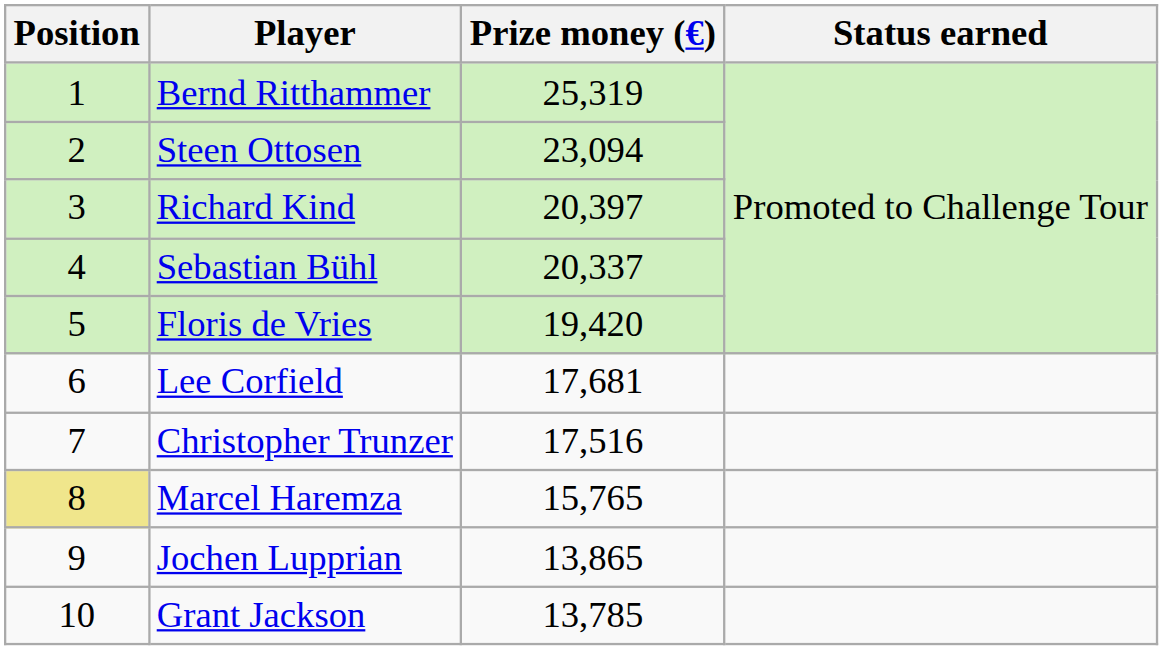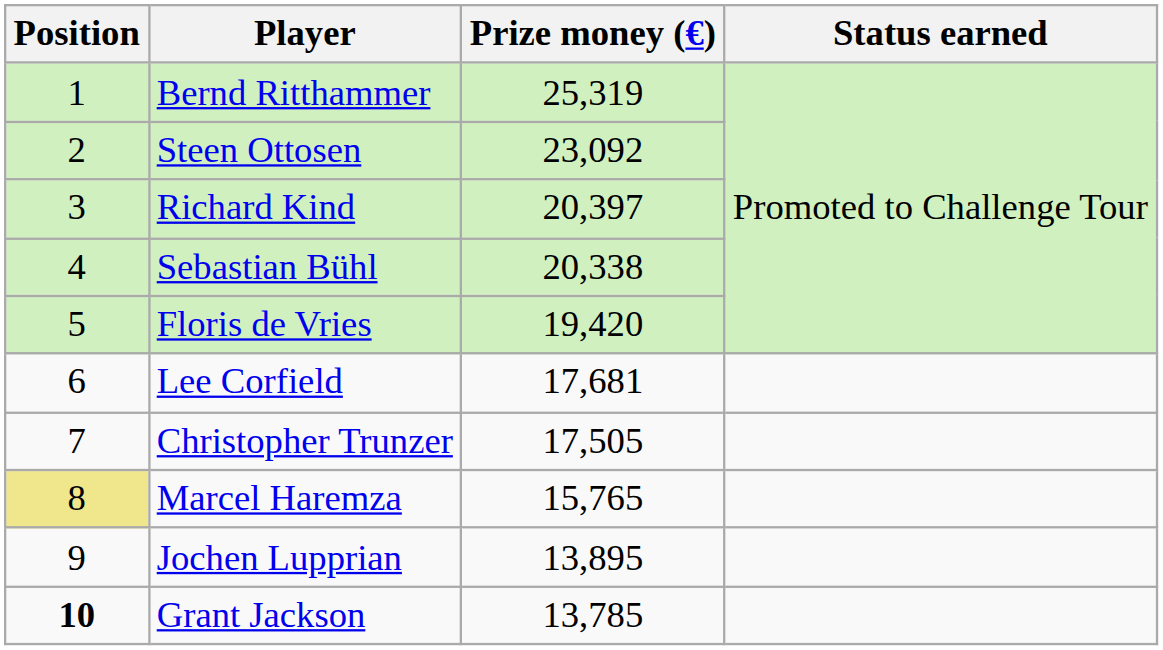(593, 149) 23,094 -> (593, 149) 23,092
(593, 265) 20,337 -> (593, 265) 20,338
(593, 440) 17,516 -> (593, 440) 17,505
(593, 556) 13,865 -> (593, 556) 13,895
(77, 614) normal -> (77, 614) bold
